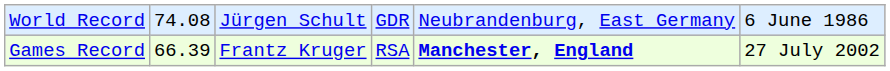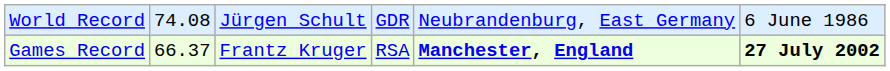(182, 51) 66.39 -> (182, 51) 66.37
(812, 51) normal -> (812, 51) bold
